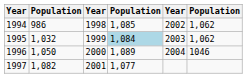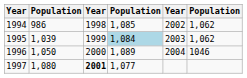(43, 39) 1,032 -> (43, 39) 1,039
(43, 66) 1,082 -> (43, 66) 1,080
(96, 66) normal -> (96, 66) bold
